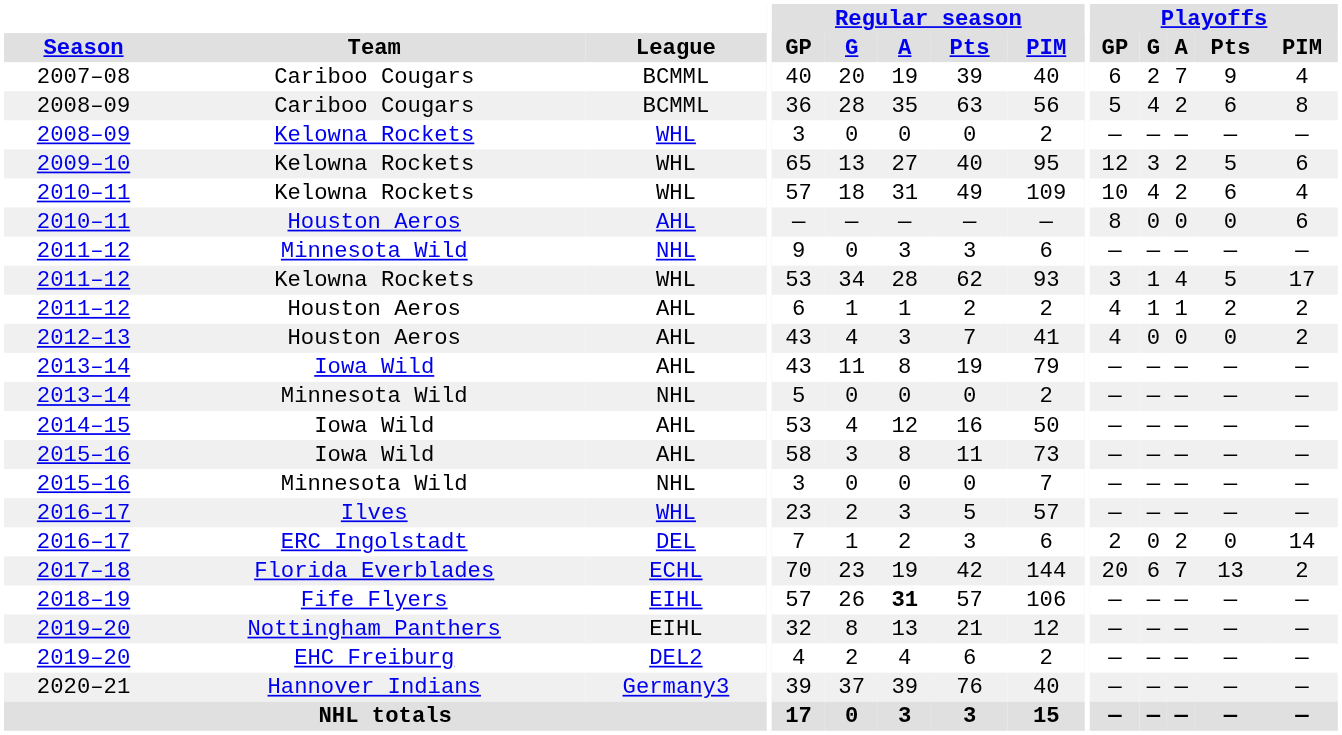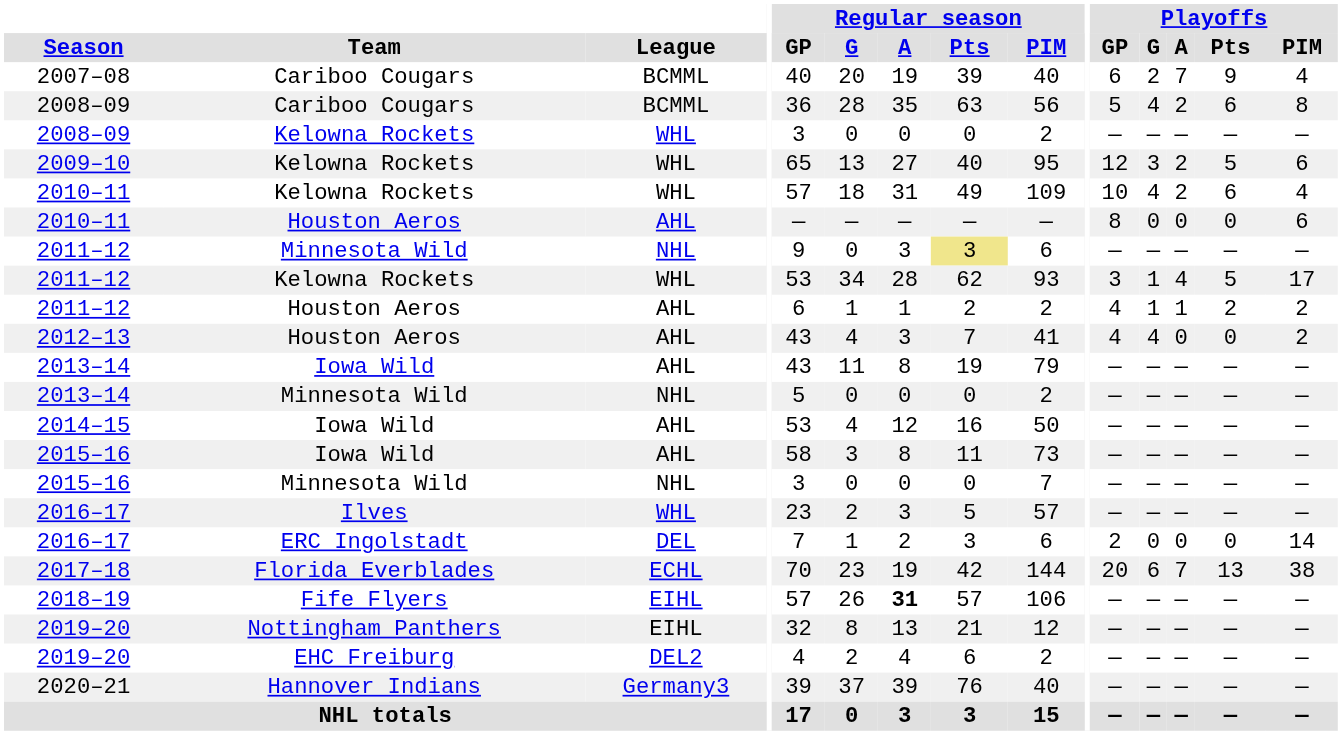(970, 251) no background -> (970, 251) khaki background
(1153, 338) 0 -> (1153, 338) 4
(1181, 542) 2 -> (1181, 542) 0
(1302, 571) 2 -> (1302, 571) 38
